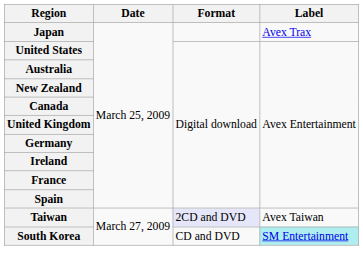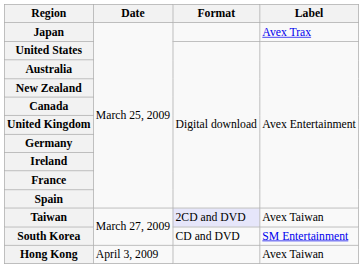(305, 236) paleturquoise background -> (305, 236) no background
+ row: (49, 254)
